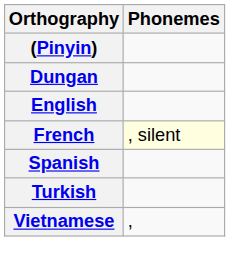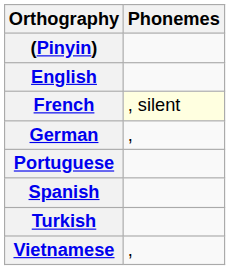- row: (64, 76)
+ row: (64, 134)
+ row: (64, 163)
